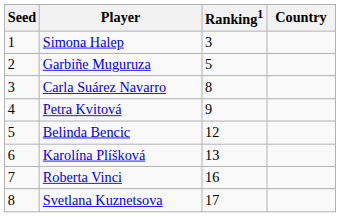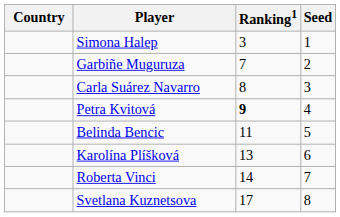columns swapped: (301, 17) <-> (22, 17)
(209, 64) 5 -> (242, 64) 7
(209, 109) normal -> (242, 109) bold
(212, 132) 12 -> (246, 132) 11
(212, 177) 16 -> (246, 177) 14
